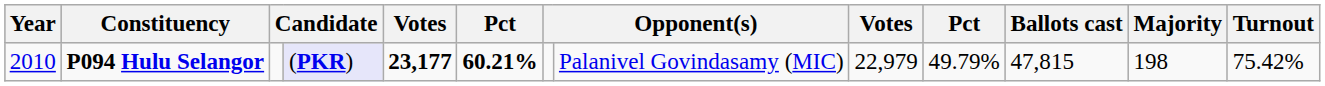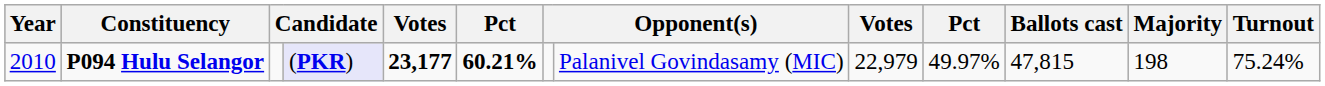(964, 61) 49.79% -> (964, 61) 49.97%
(1268, 61) 75.42% -> (1268, 61) 75.24%
